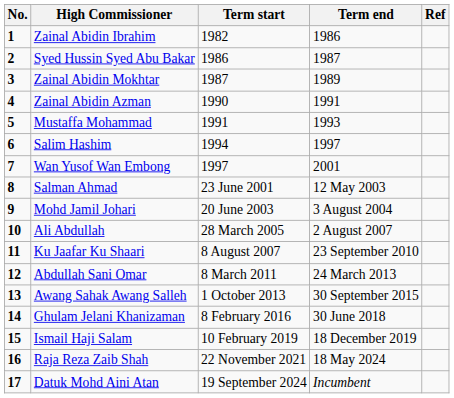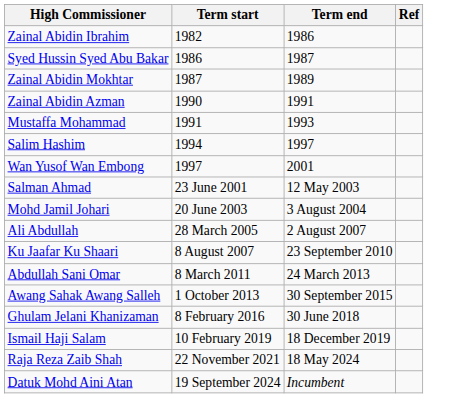- column: (18, 15)
